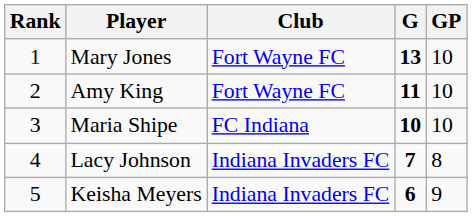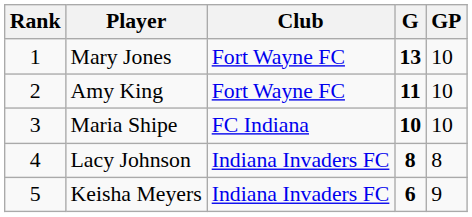(410, 159) 7 -> (410, 159) 8
